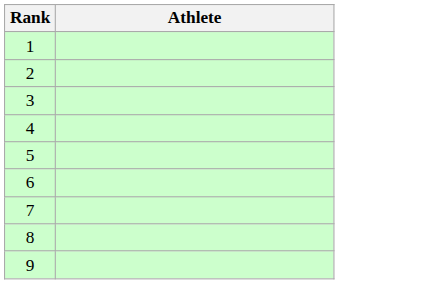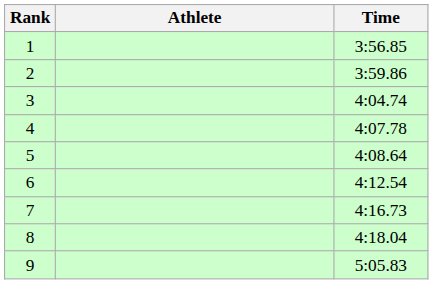+ column: (381, 18)
